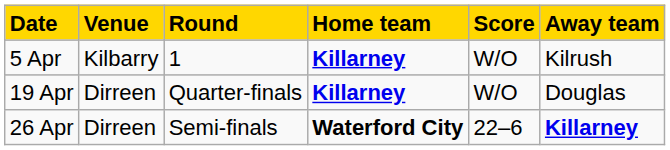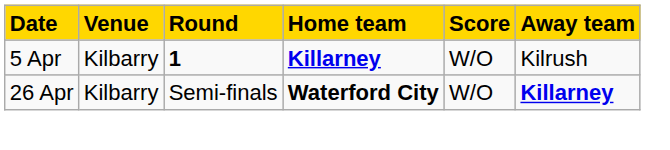(175, 57) normal -> (175, 57) bold
- row: (42, 92)
(120, 127) Dirreen -> (121, 92) Kilbarry
(498, 127) 22–6 -> (471, 92) W/O
